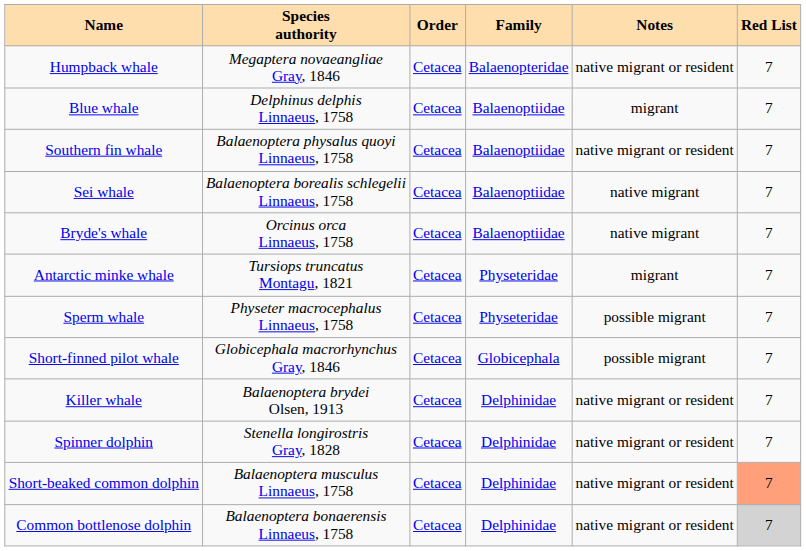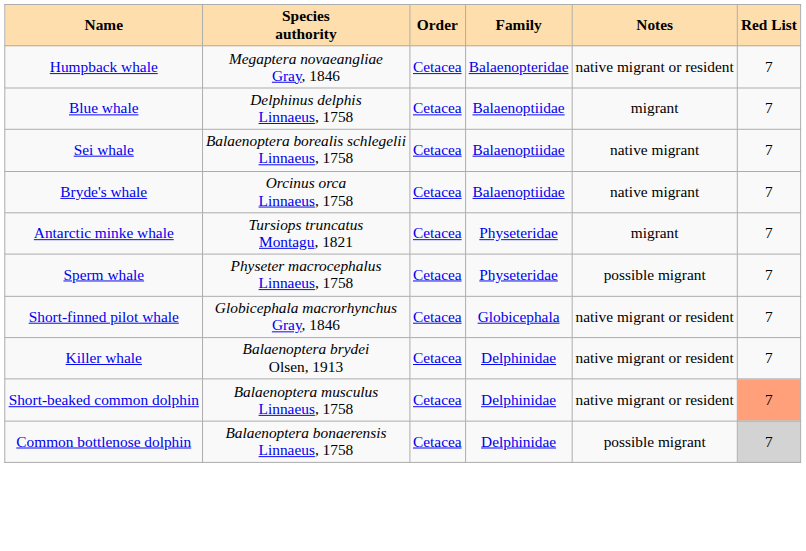- row: (104, 150)
(655, 358) possible migrant -> (655, 316) native migrant or resident
- row: (104, 441)
(655, 524) native migrant or resident -> (655, 441) possible migrant
